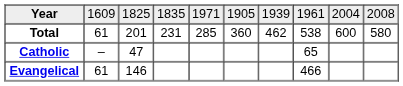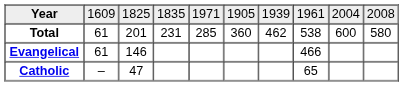rows swapped: (44, 52) <-> (44, 71)
